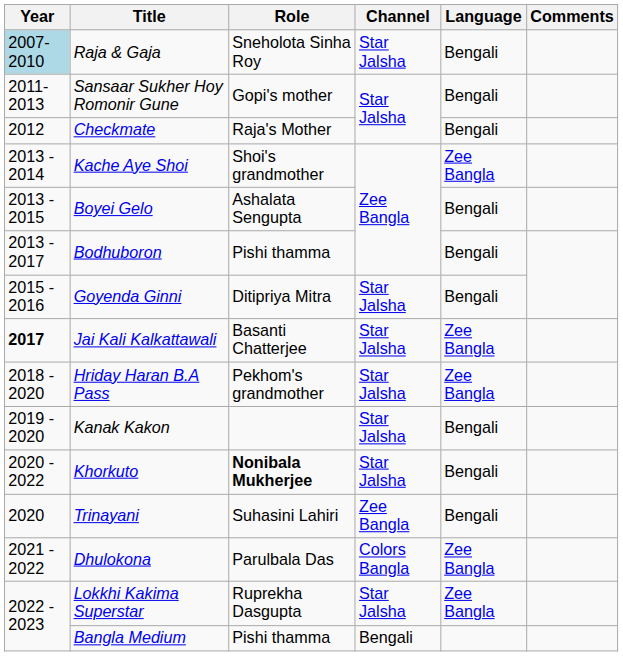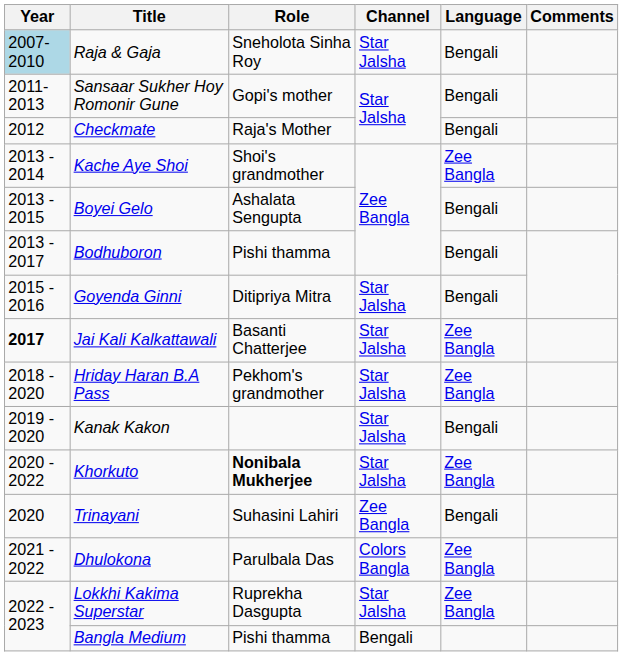(471, 471) Bengali -> (469, 471) Zee Bangla
